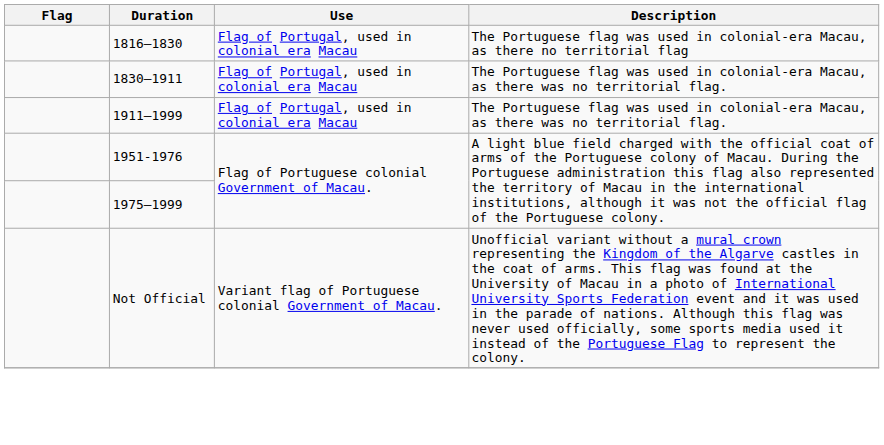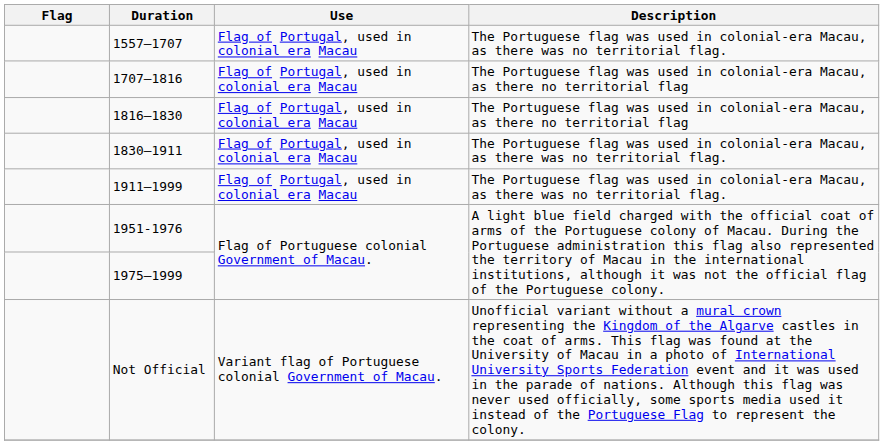+ row: (148, 43)
+ row: (148, 79)
